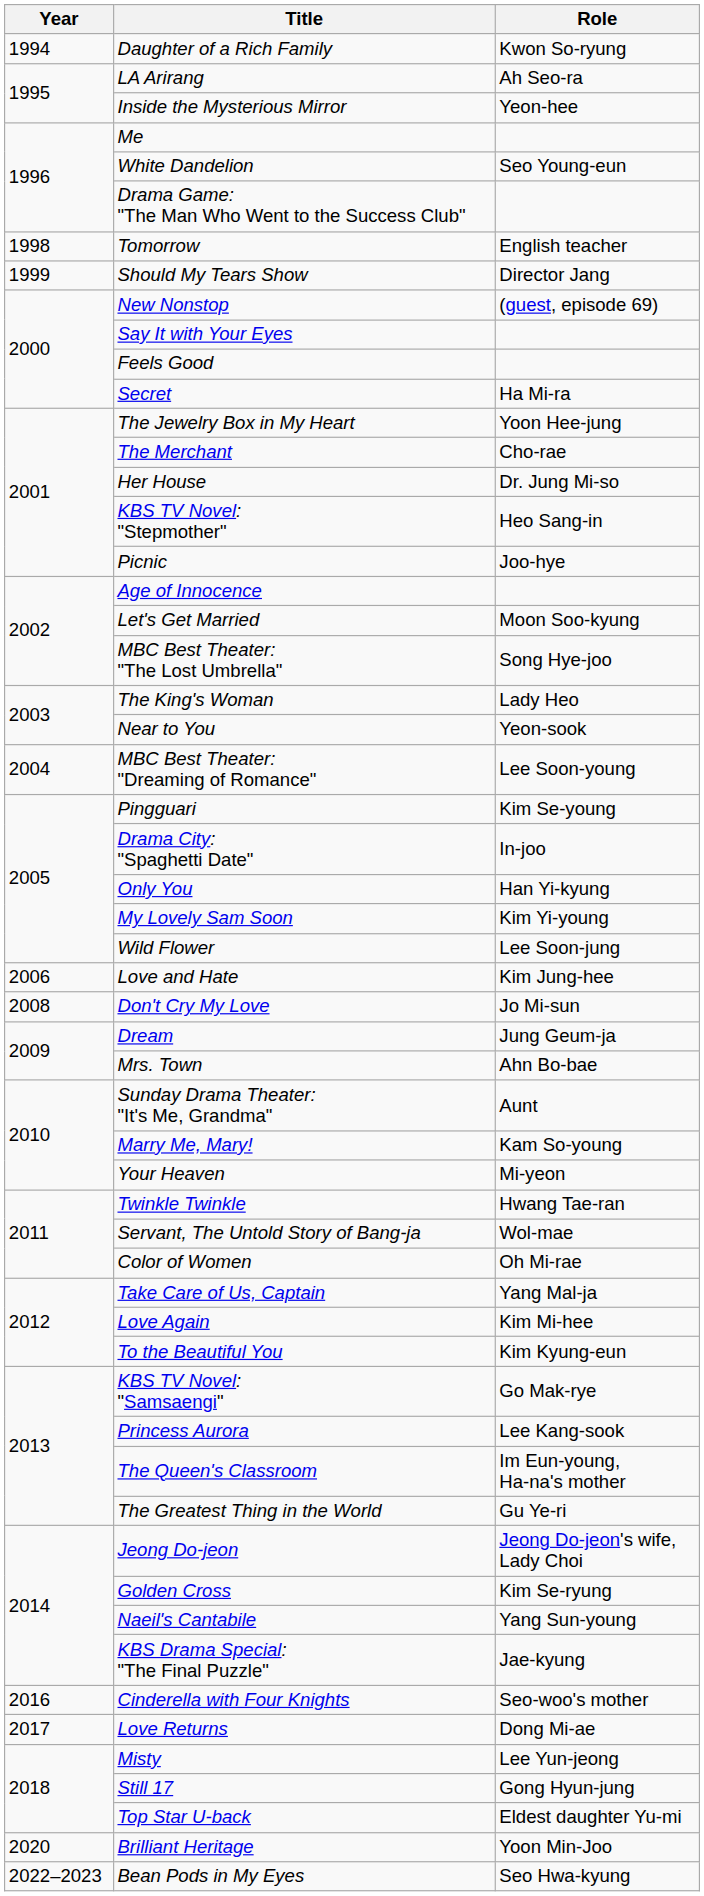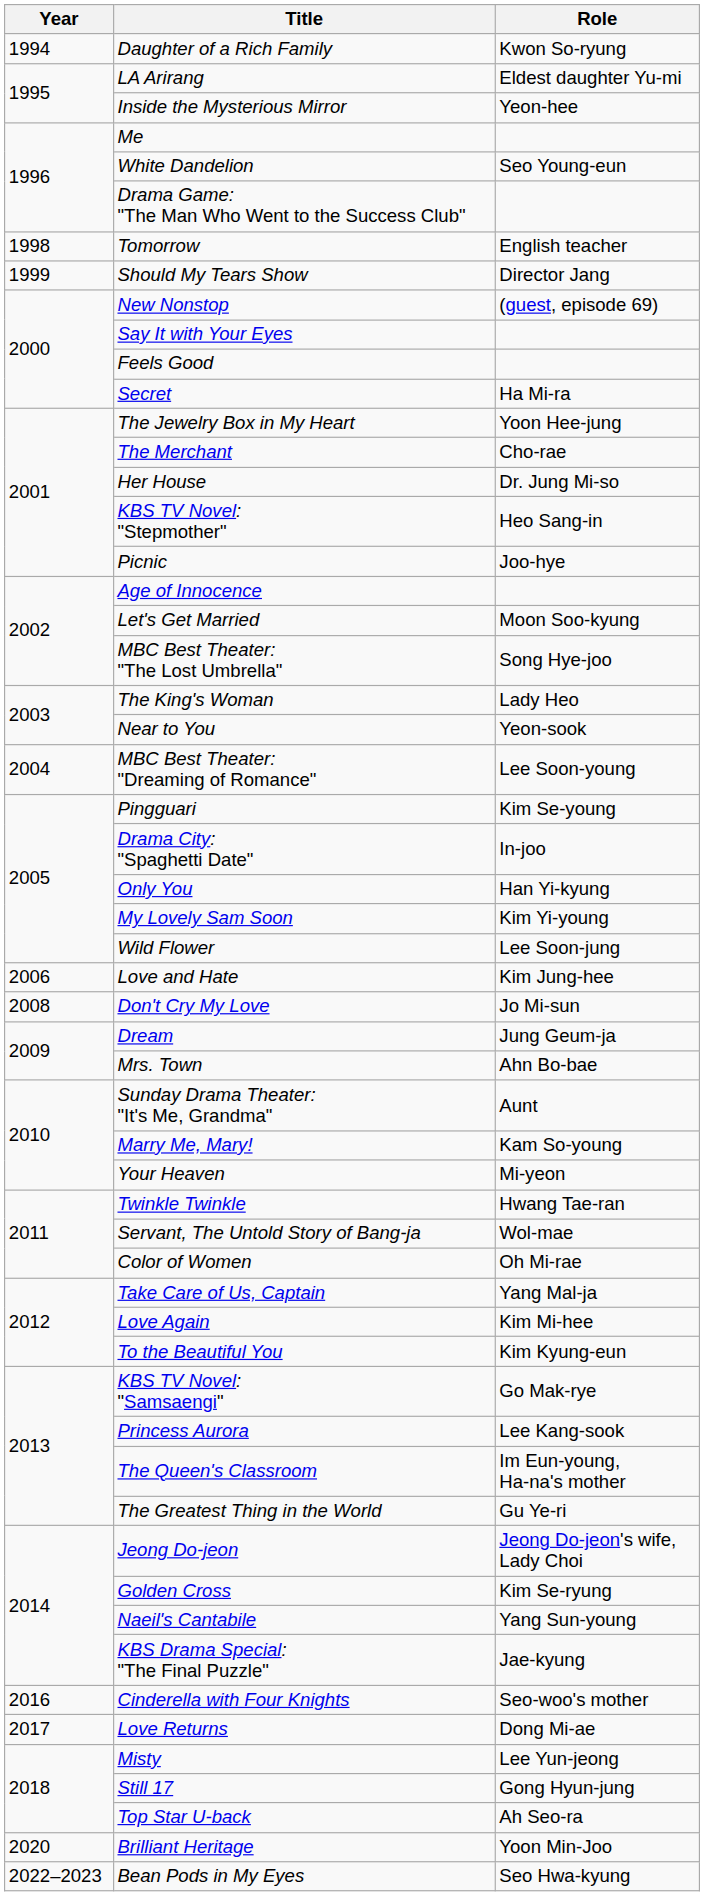(541, 78) Ah Seo-ra -> (590, 78) Eldest daughter Yu-mi
(590, 1817) Eldest daughter Yu-mi -> (541, 1817) Ah Seo-ra
